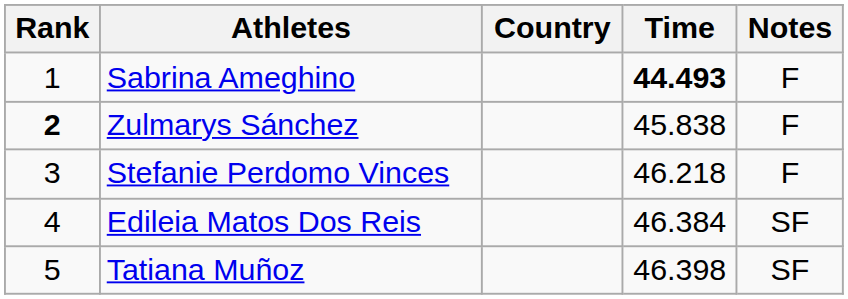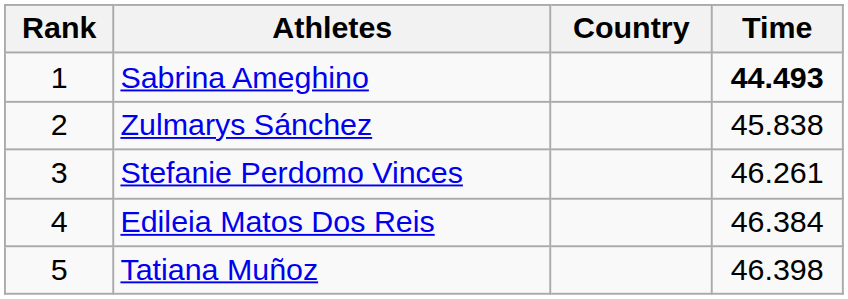- column: (790, 28)
(52, 125) bold -> (59, 125) normal
(680, 173) 46.218 -> (777, 173) 46.261
